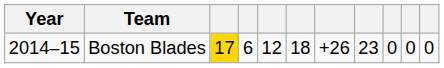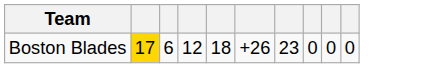- column: (44, 18)
